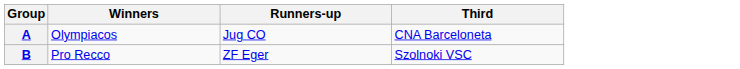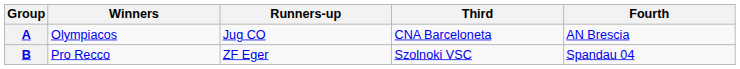+ column: (649, 14)
